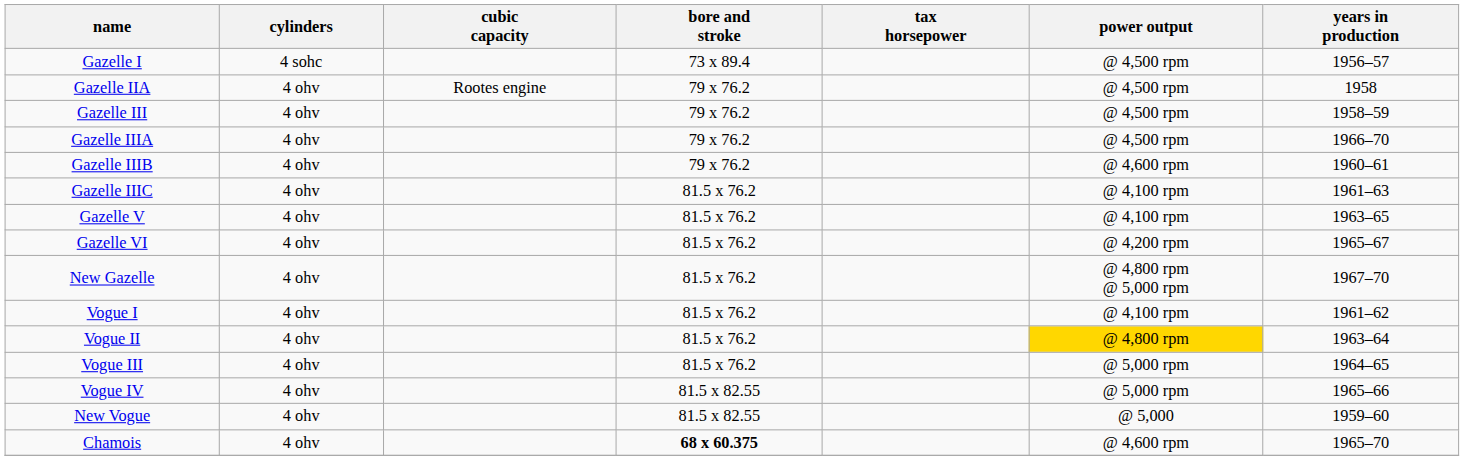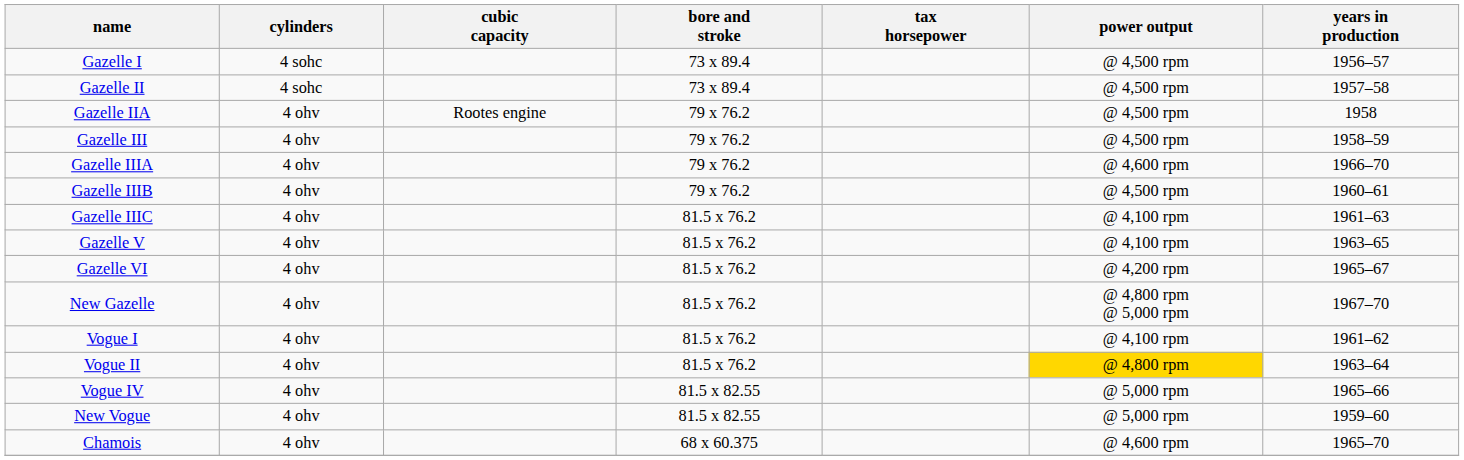+ row: (112, 87)
(1146, 139) @ 4,500 rpm -> (1146, 165) @ 4,600 rpm
(1146, 165) @ 4,600 rpm -> (1146, 191) @ 4,500 rpm
- row: (112, 364)
(1146, 416) @ 5,000 -> (1146, 416) @ 5,000 rpm
(719, 442) bold -> (719, 442) normal
